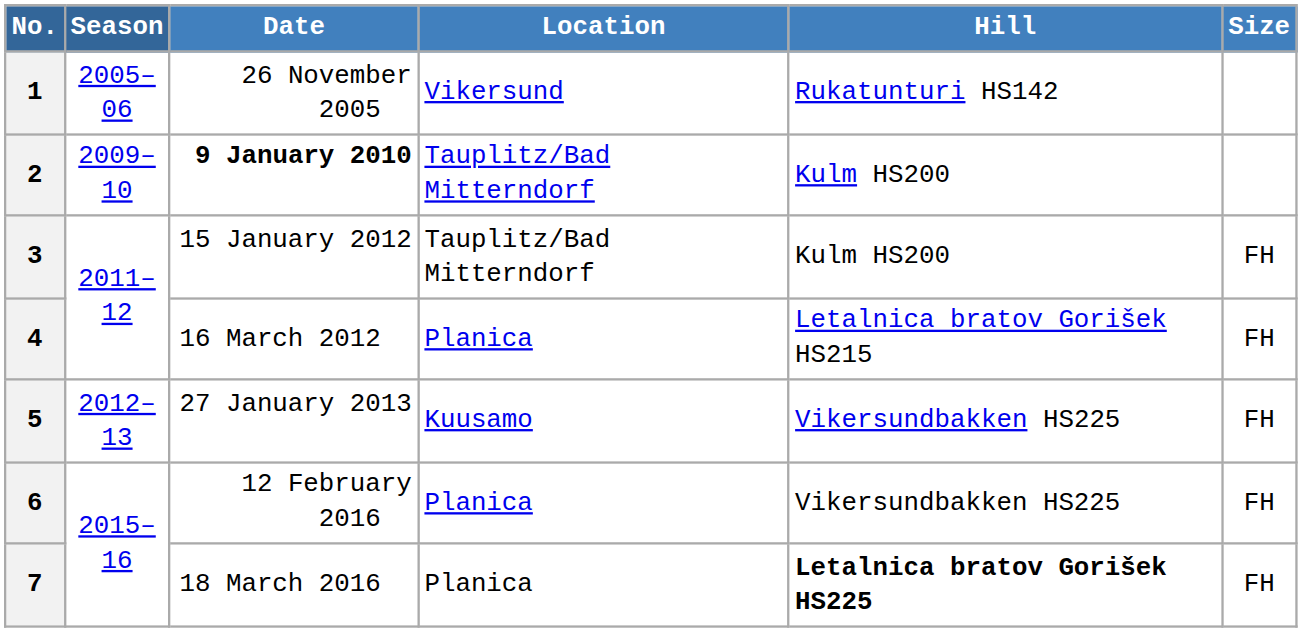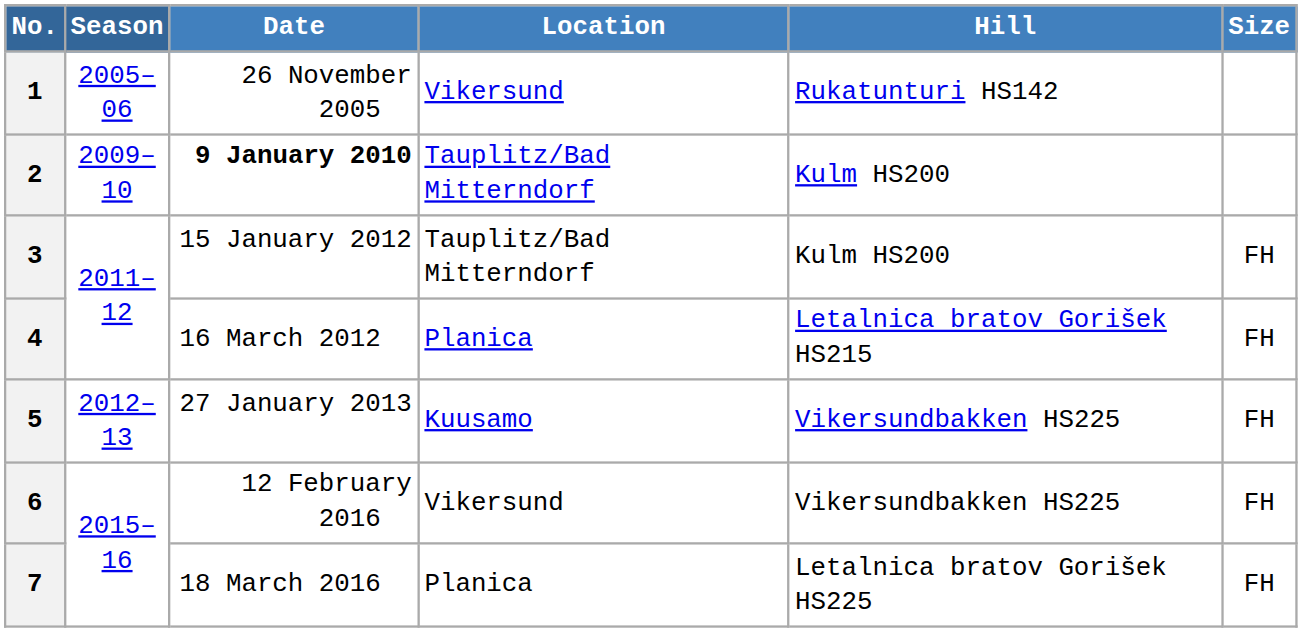(479, 502) Planica -> (494, 502) Vikersund
(981, 584) bold -> (981, 584) normal
